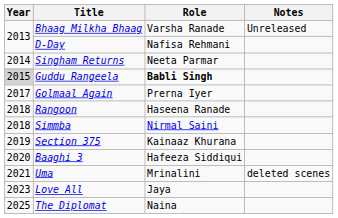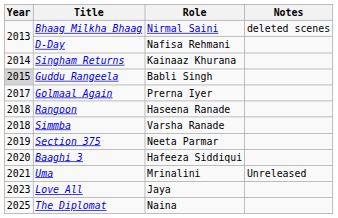(186, 29) Varsha Ranade -> (183, 29) Nirmal Saini
(277, 29) Unreleased -> (289, 29) deleted scenes
(183, 61) Neeta Parmar -> (192, 61) Kainaaz Khurana
(180, 77) bold -> (180, 77) normal
(183, 125) Nirmal Saini -> (186, 125) Varsha Ranade
(192, 141) Kainaaz Khurana -> (183, 141) Neeta Parmar
(289, 173) deleted scenes -> (277, 173) Unreleased
